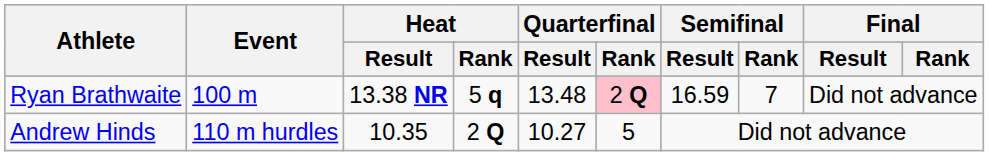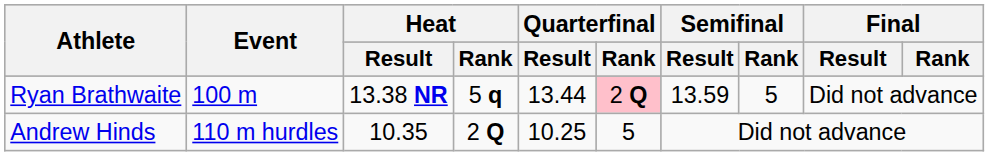(557, 95) 13.48 -> (557, 95) 13.44
(700, 95) 16.59 -> (700, 95) 13.59
(771, 95) 7 -> (771, 95) 5
(557, 132) 10.27 -> (557, 132) 10.25
